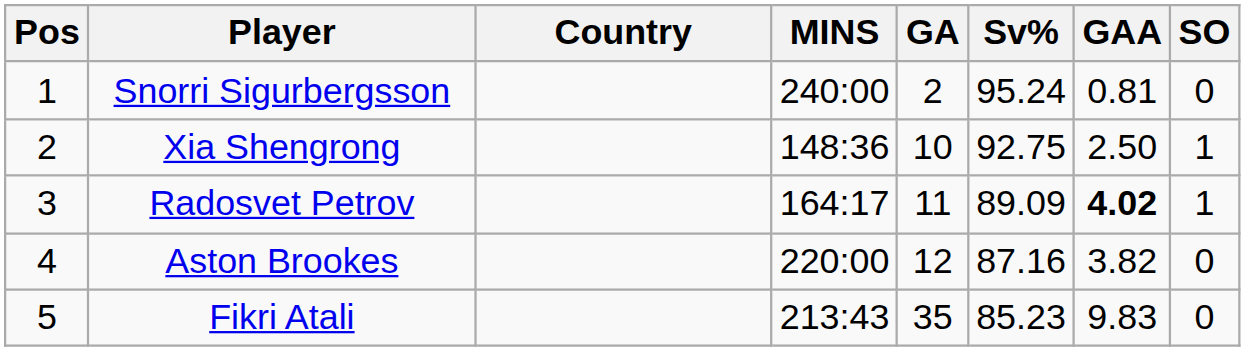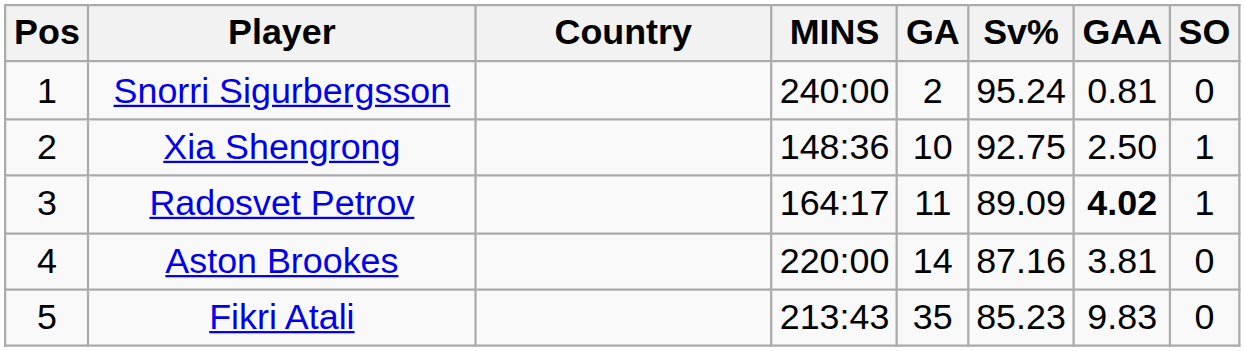(933, 260) 12 -> (933, 260) 14
(1122, 260) 3.82 -> (1122, 260) 3.81
